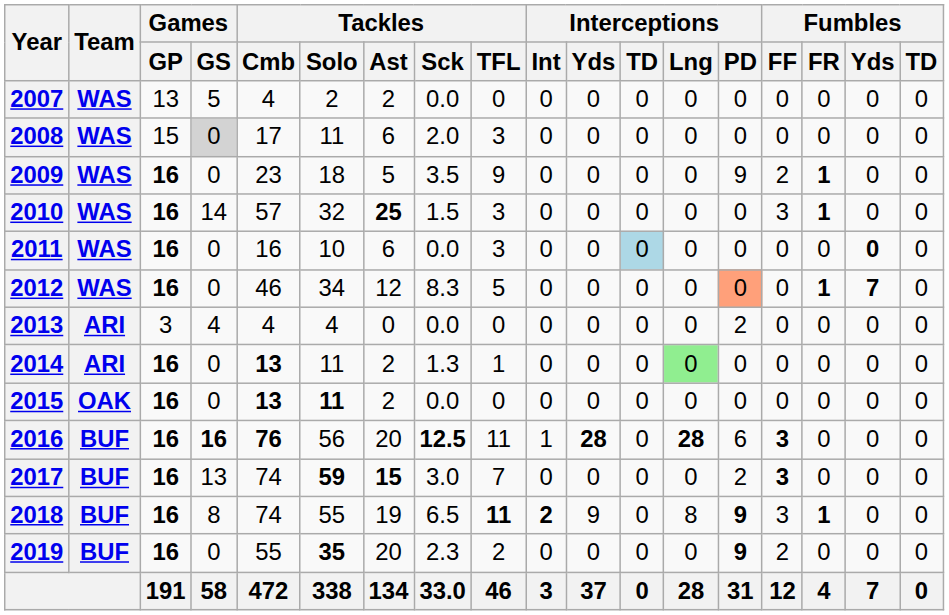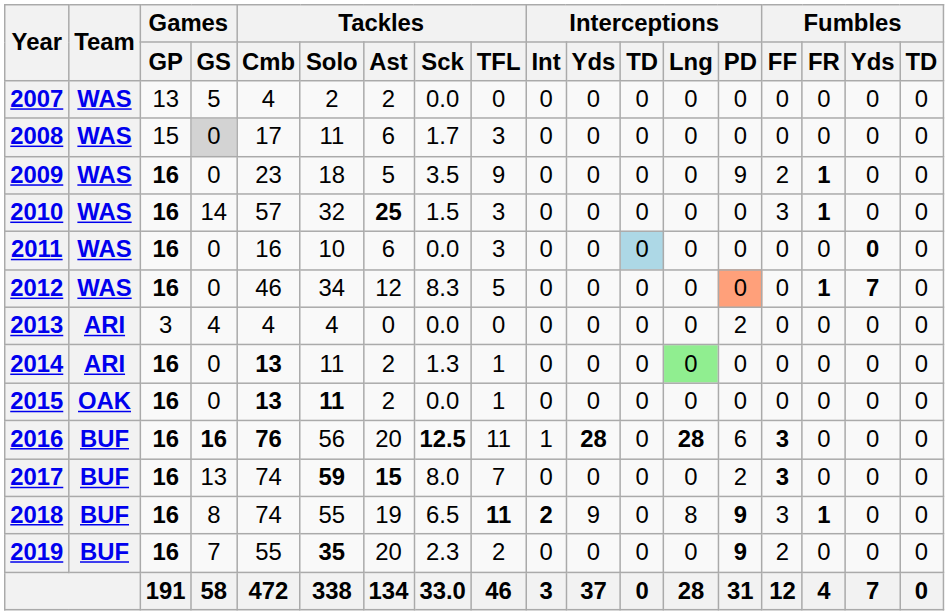(443, 136) 2.0 -> (443, 136) 1.7
(499, 401) 0 -> (499, 401) 1
(443, 477) 3.0 -> (443, 477) 8.0
(214, 552) 0 -> (214, 552) 7
